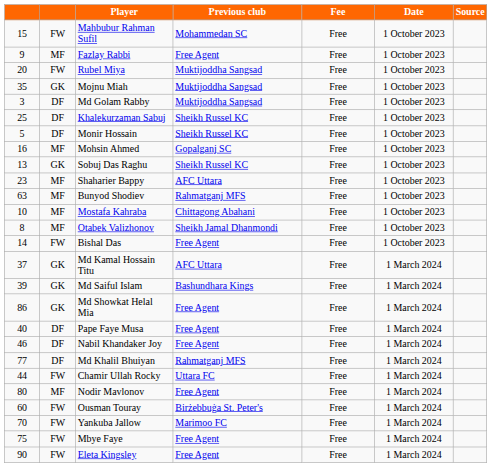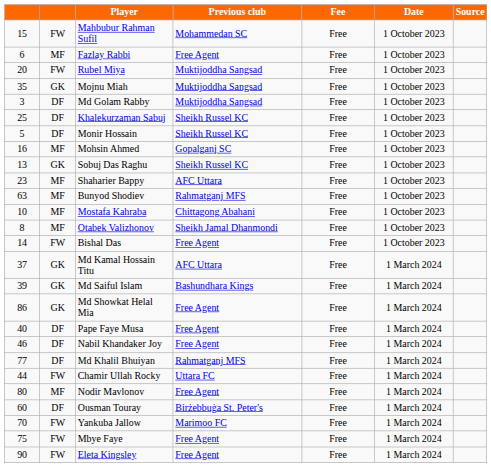(22, 54) 9 -> (22, 54) 6
(58, 407) FW -> (58, 407) DF
